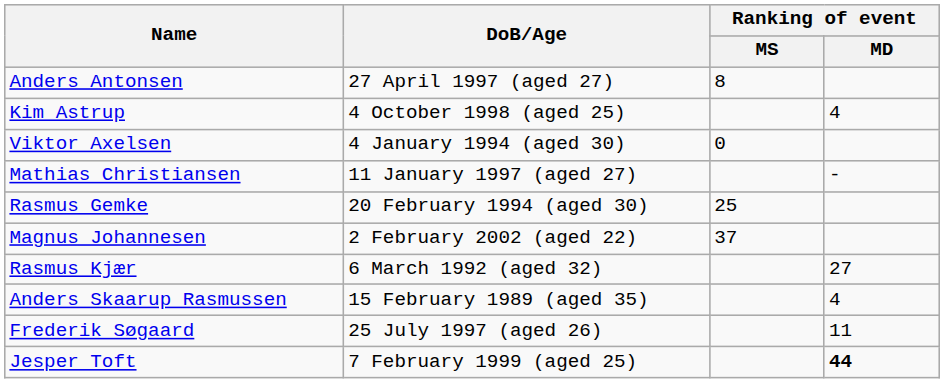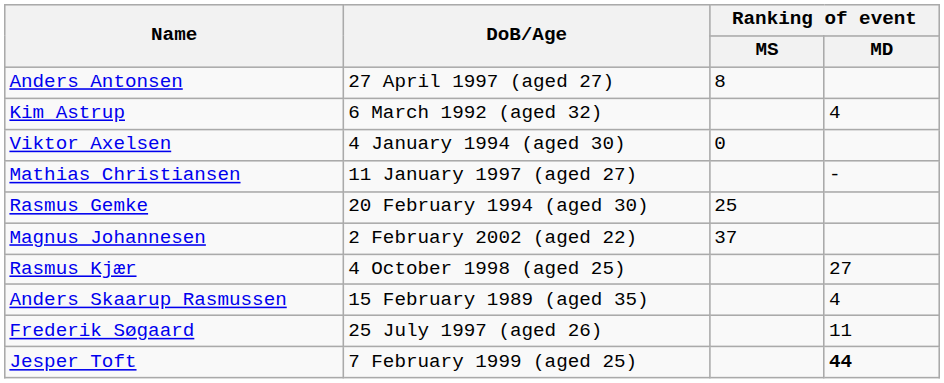(487, 114) 4 October 1998 (aged 25) -> (475, 114) 6 March 1992 (aged 32)
(475, 269) 6 March 1992 (aged 32) -> (487, 269) 4 October 1998 (aged 25)
